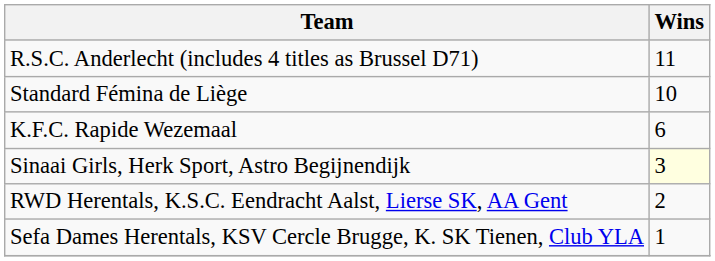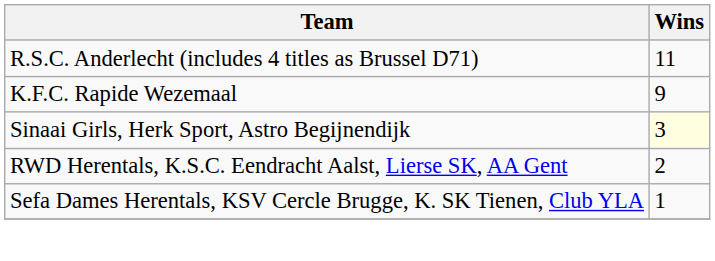- row: (129, 93)
(660, 129) 6 -> (660, 93) 9
